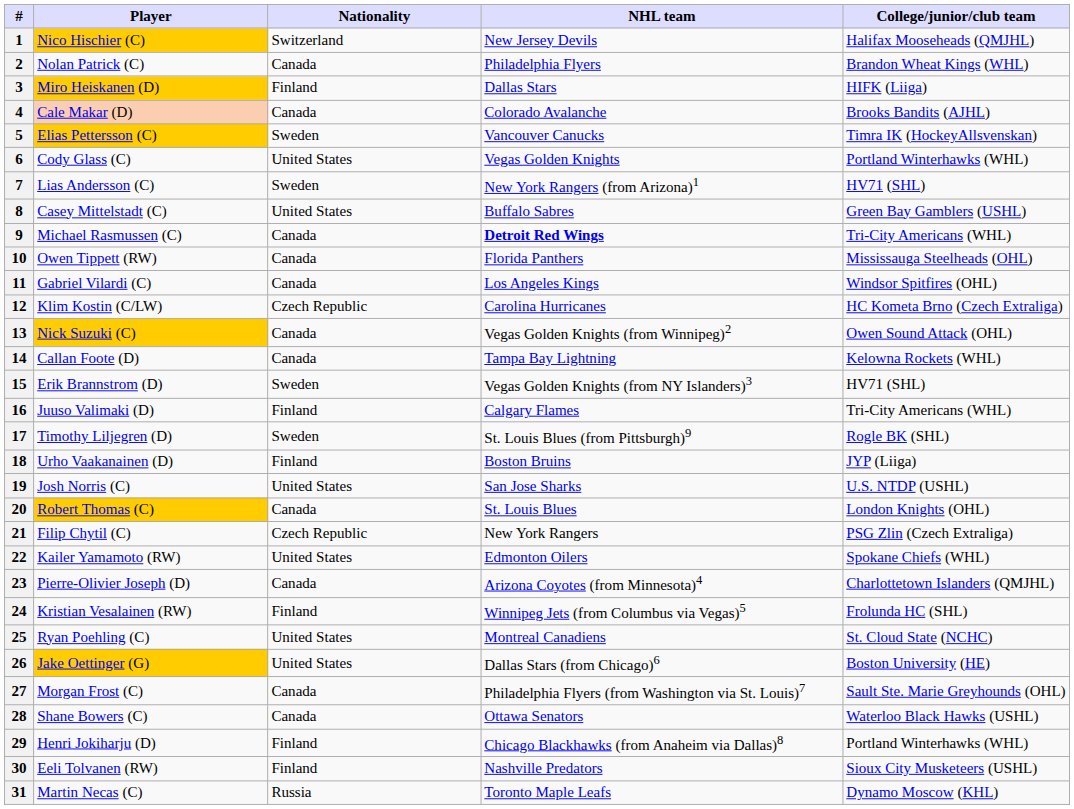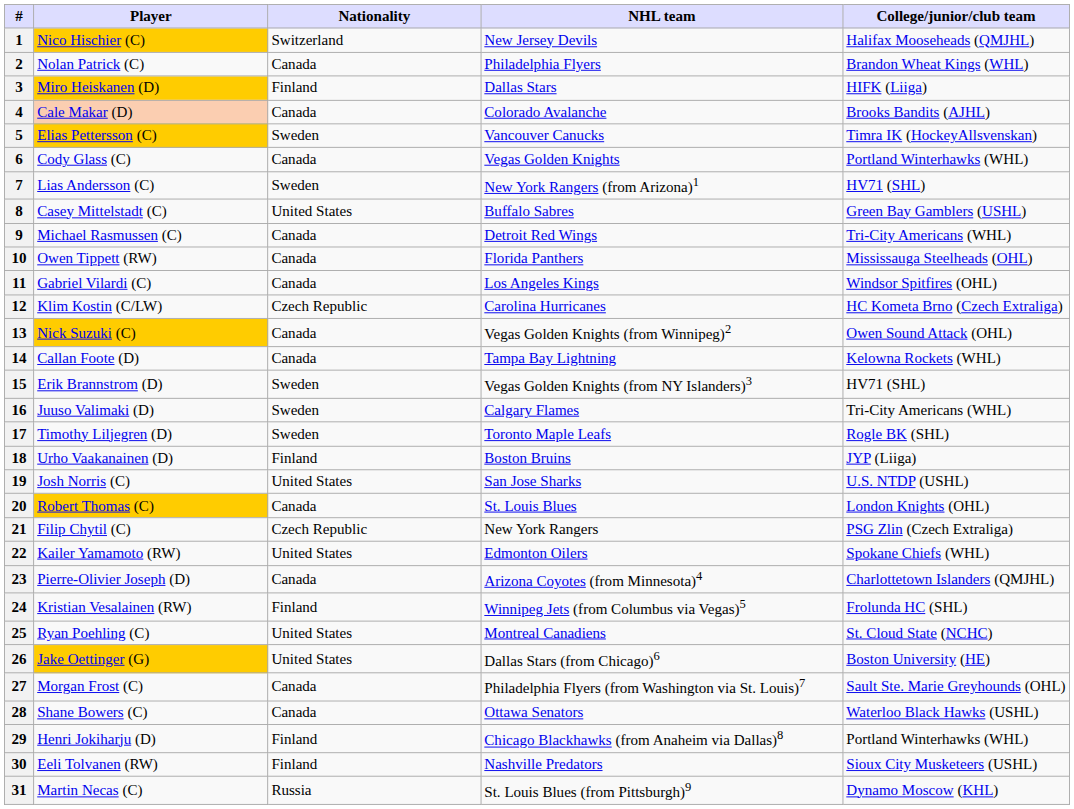(312, 159) United States -> (294, 159) Canada
(544, 235) bold -> (541, 235) normal
(294, 410) Finland -> (295, 410) Sweden
(588, 436) St. Louis Blues (from Pittsburgh)9 -> (548, 434) Toronto Maple Leafs
(548, 792) Toronto Maple Leafs -> (588, 790) St. Louis Blues (from Pittsburgh)9
